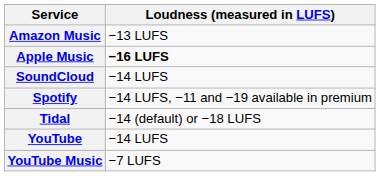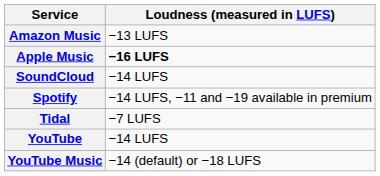(185, 118) −14 (default) or −18 LUFS -> (135, 118) −7 LUFS
(135, 160) −7 LUFS -> (185, 160) −14 (default) or −18 LUFS
